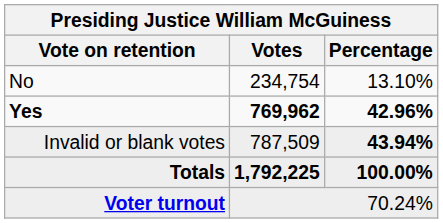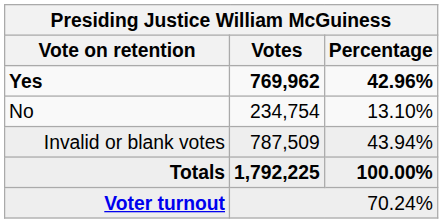rows swapped: (26, 112) <-> (21, 81)
(400, 142) bold -> (400, 142) normal
